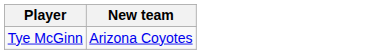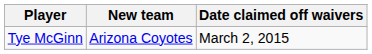+ column: (281, 15)
